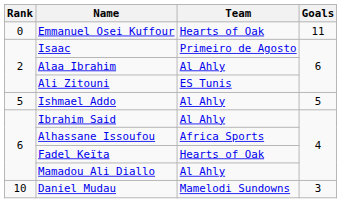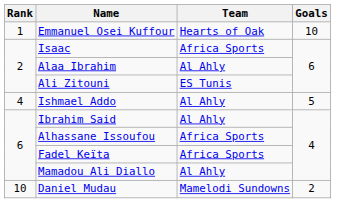(20, 31) 0 -> (20, 31) 1
(318, 31) 11 -> (311, 31) 10
(238, 48) Primeiro de Agosto -> (222, 48) Africa Sports
(20, 101) 5 -> (20, 101) 4
(222, 154) Hearts of Oak -> (222, 154) Africa Sports
(318, 189) 3 -> (311, 189) 2
